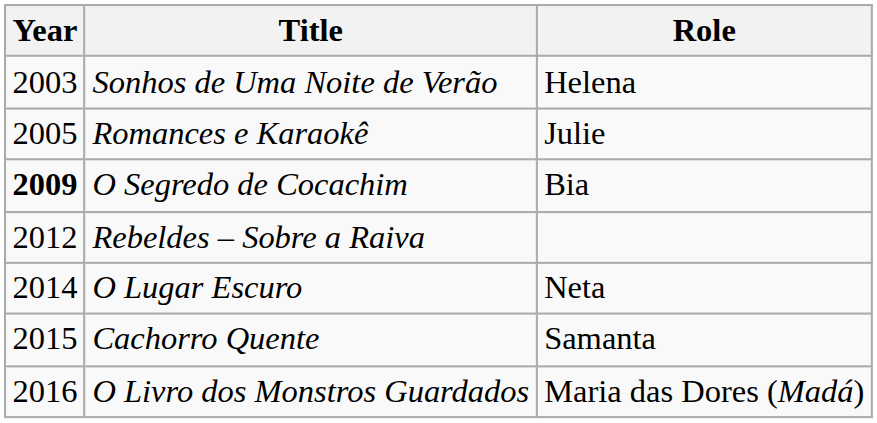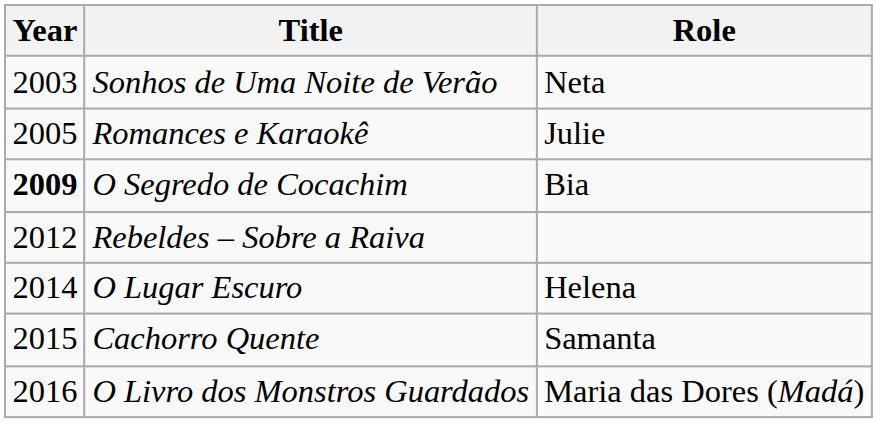(590, 81) Helena -> (575, 81) Neta
(575, 287) Neta -> (590, 287) Helena
